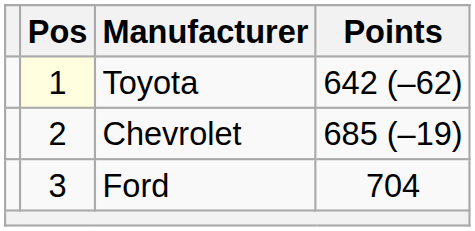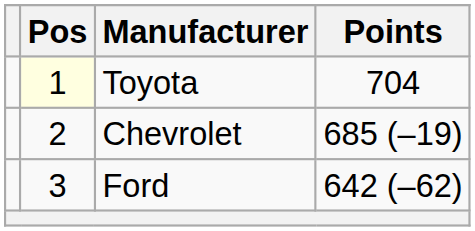(393, 82) 642 (–62) -> (393, 82) 704
(393, 185) 704 -> (393, 185) 642 (–62)
